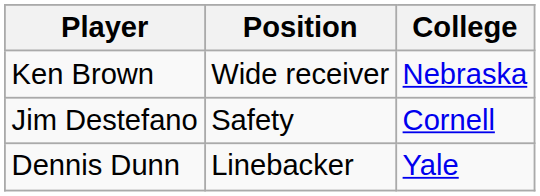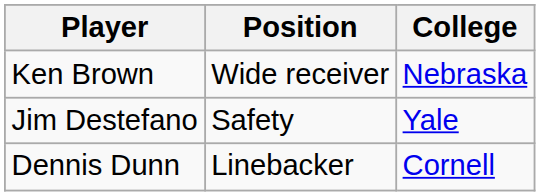(449, 119) Cornell -> (431, 119) Yale
(431, 166) Yale -> (449, 166) Cornell
